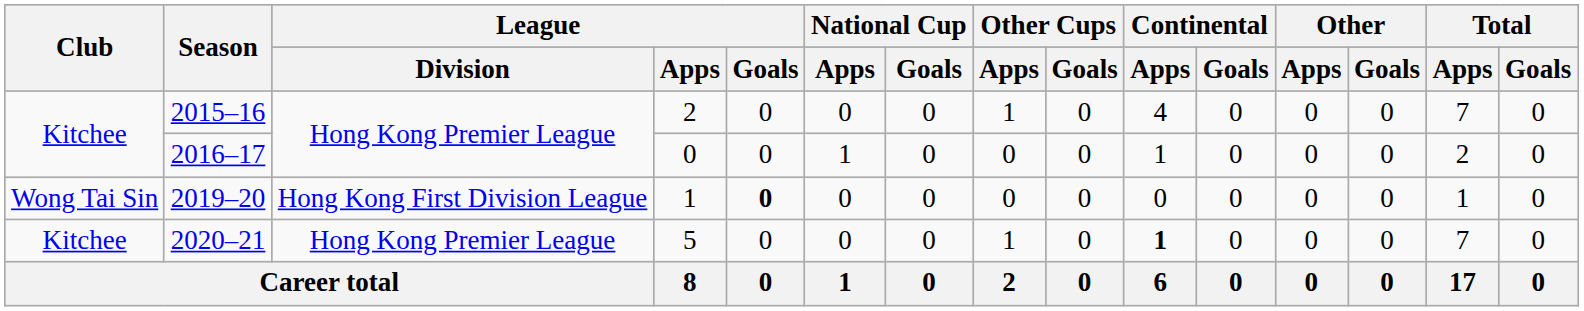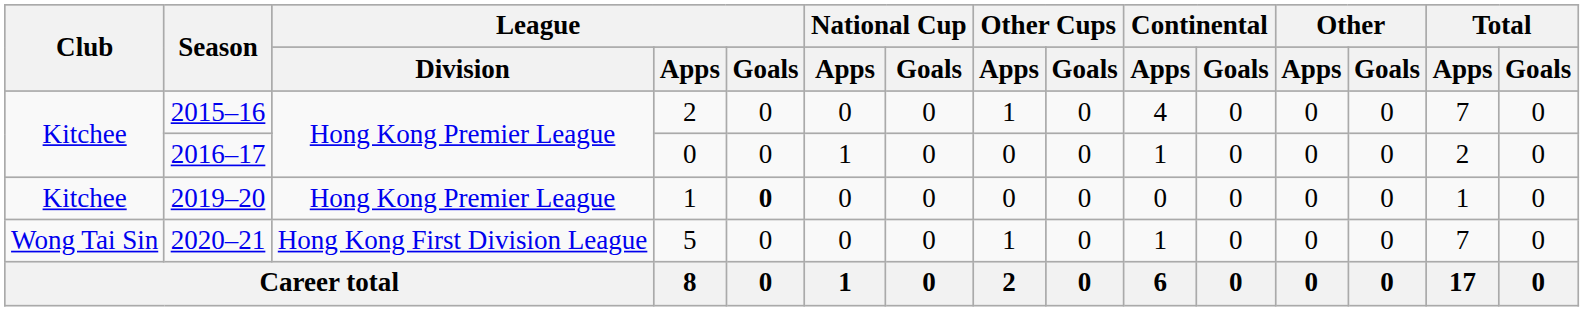(85, 197) Wong Tai Sin -> (85, 197) Kitchee
(463, 197) Hong Kong First Division League -> (463, 197) Hong Kong Premier League
(85, 240) Kitchee -> (85, 240) Wong Tai Sin
(463, 240) Hong Kong Premier League -> (463, 240) Hong Kong First Division League
(1160, 240) bold -> (1160, 240) normal
